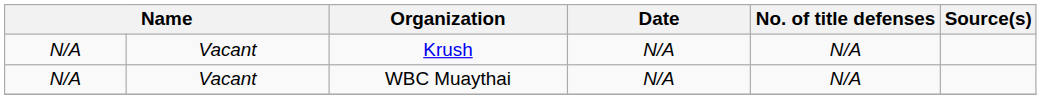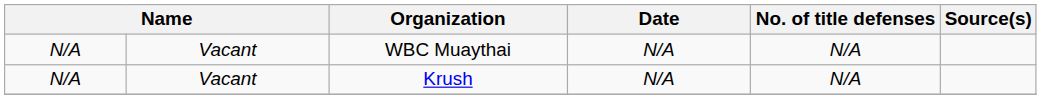rows swapped: (448, 79) <-> (448, 49)
